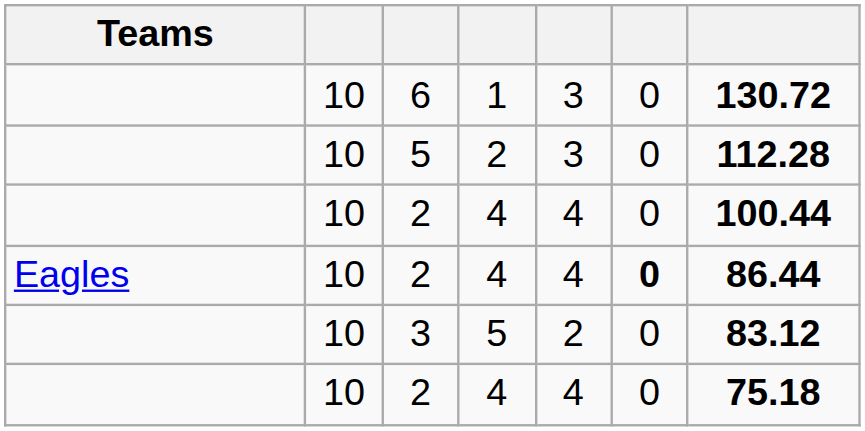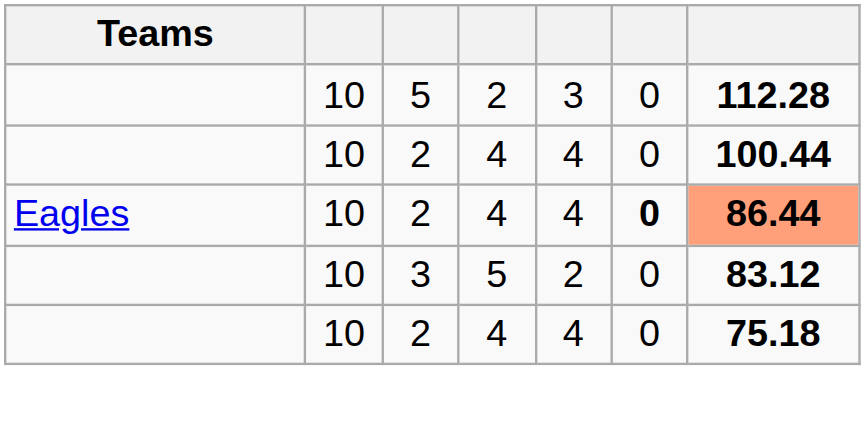- row: (155, 95)
(773, 273) no background -> (773, 214) lightsalmon background
